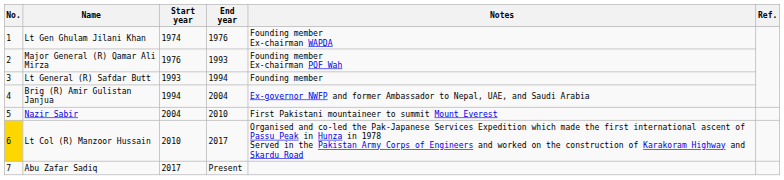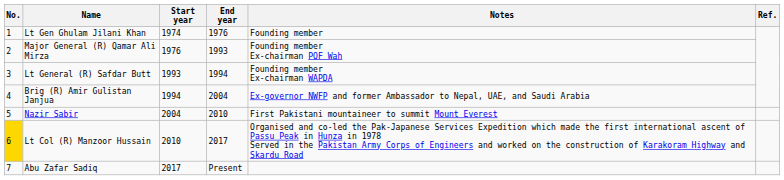(291, 38) Founding member Ex-chairman WAPDA -> (286, 33) Founding member
(286, 78) Founding member -> (291, 74) Founding member Ex-chairman WAPDA
